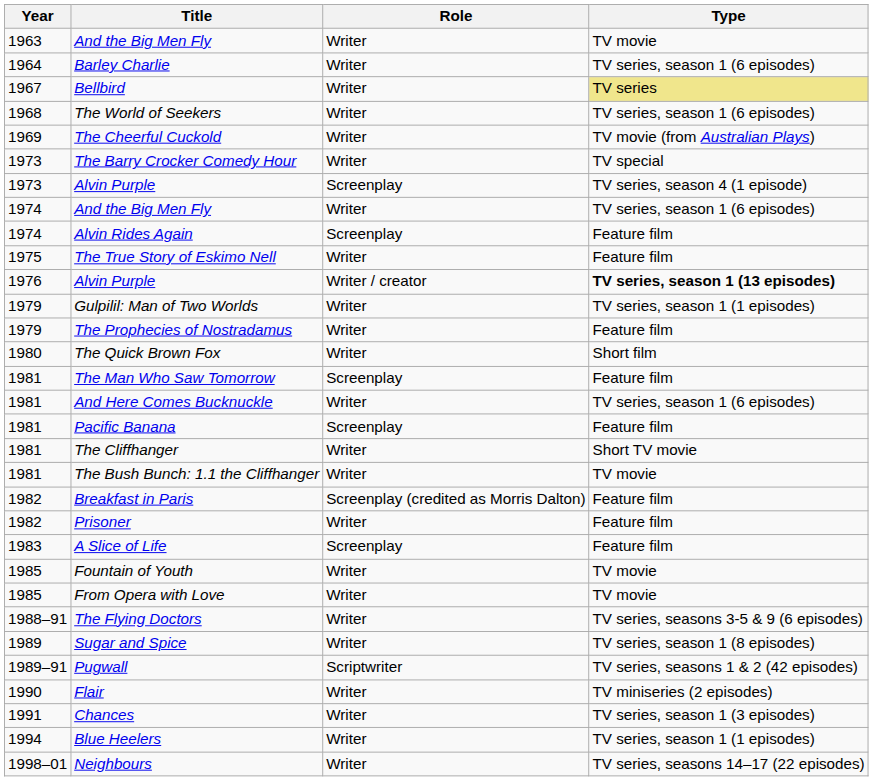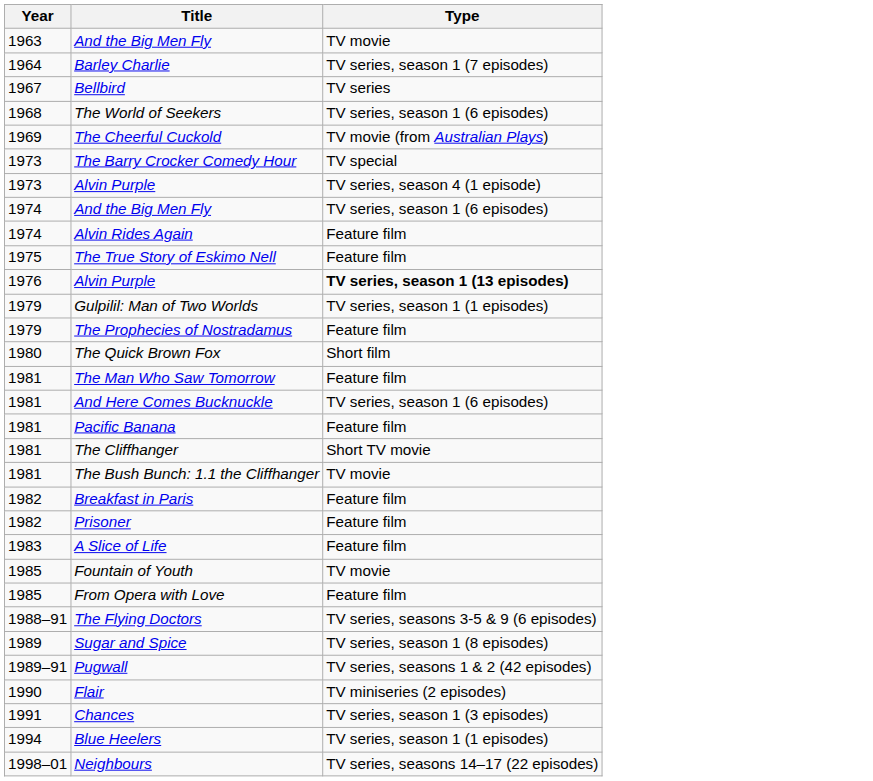- column: (456, 16)
(704, 64) TV series, season 1 (6 episodes) -> (437, 64) TV series, season 1 (7 episodes)
(625, 88) khaki background -> (358, 88) no background
(625, 595) TV movie -> (366, 595) Feature film
